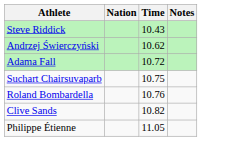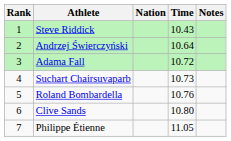+ column: (19, 12)
(153, 45) 10.62 -> (182, 45) 10.64
(153, 78) 10.75 -> (182, 78) 10.73
(153, 111) 10.82 -> (182, 111) 10.80
